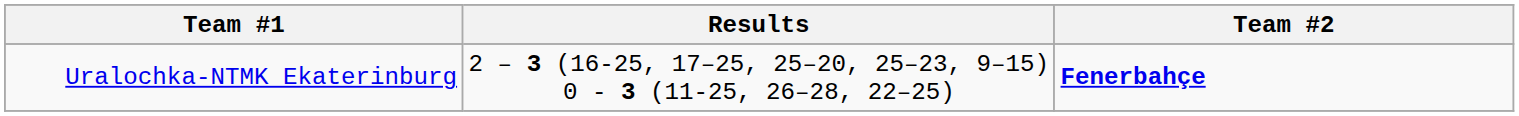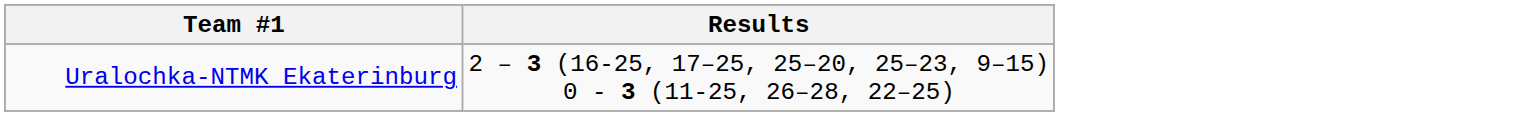- column: (1284, 25)
